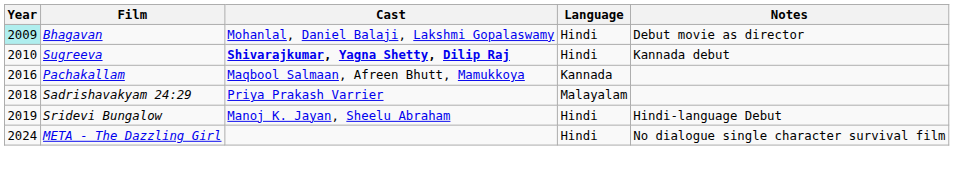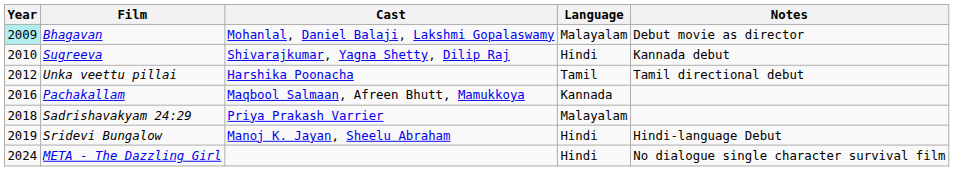(579, 35) Hindi -> (594, 35) Malayalam
(369, 55) bold -> (369, 55) normal
+ row: (110, 75)
